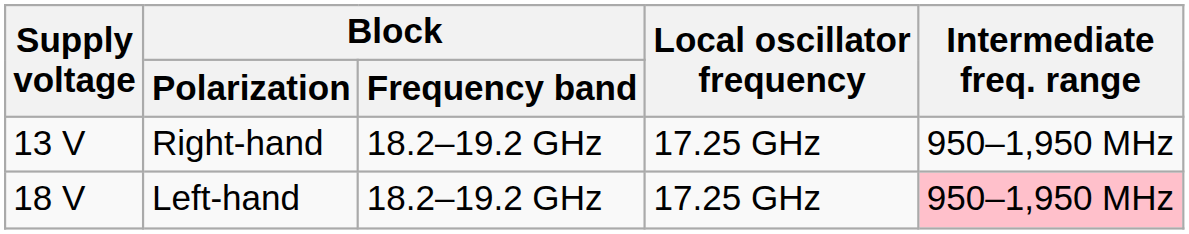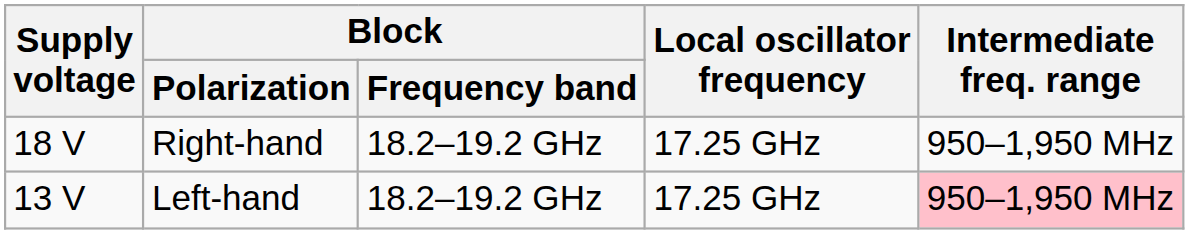(49, 143) 13 V -> (49, 143) 18 V
(49, 198) 18 V -> (49, 198) 13 V
